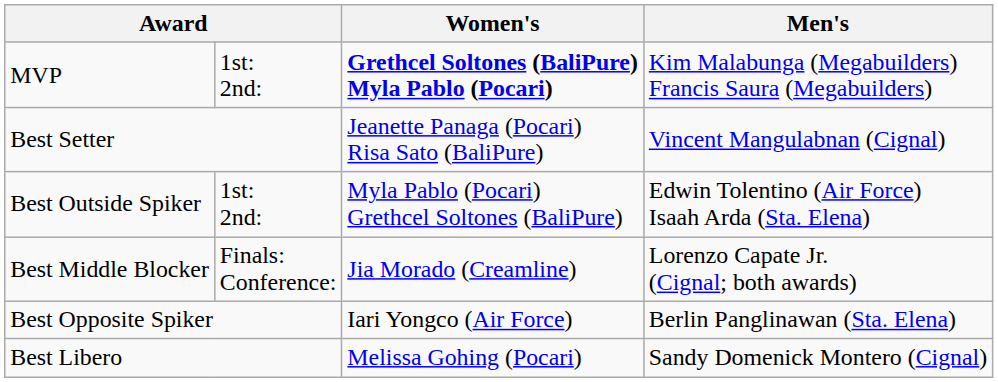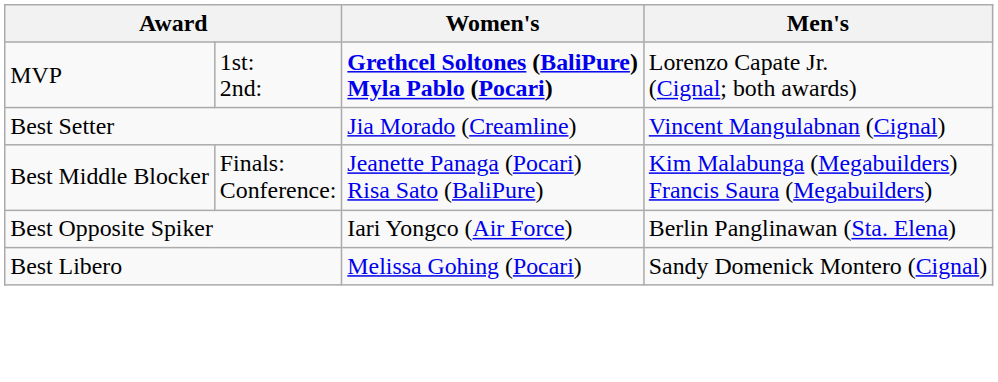(803, 74) Kim Malabunga (Megabuilders) Francis Saura (Megabuilders) -> (753, 74) Lorenzo Capate Jr. (Cignal; both awards)
(465, 139) Jeanette Panaga (Pocari) Risa Sato (BaliPure) -> (462, 125) Jia Morado (Creamline)
- row: (106, 203)
(462, 268) Jia Morado (Creamline) -> (465, 177) Jeanette Panaga (Pocari) Risa Sato (BaliPure)
(753, 268) Lorenzo Capate Jr. (Cignal; both awards) -> (803, 177) Kim Malabunga (Megabuilders) Francis Saura (Megabuilders)
